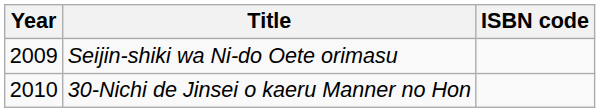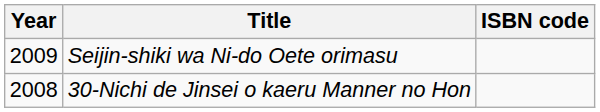(34, 90) 2010 -> (34, 90) 2008
